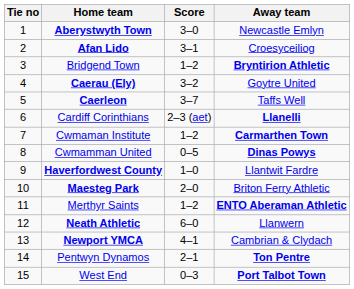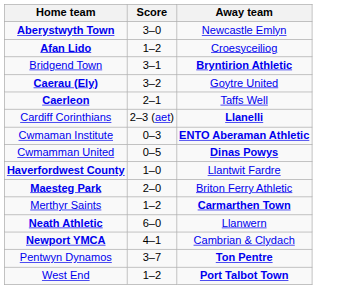- column: (23, 13)
(189, 48) 3–1 -> (152, 48) 1–2
(189, 65) 1–2 -> (152, 65) 3–1
(189, 100) 3–7 -> (152, 100) 2–1
(189, 135) 1–2 -> (152, 135) 0–3
(282, 135) Carmarthen Town -> (244, 135) ENTO Aberaman Athletic
(282, 205) ENTO Aberaman Athletic -> (244, 205) Carmarthen Town
(189, 258) 2–1 -> (152, 258) 3–7
(189, 275) 0–3 -> (152, 275) 1–2
